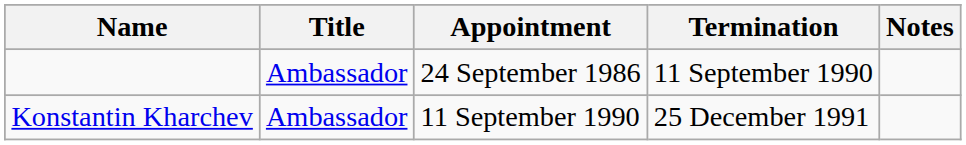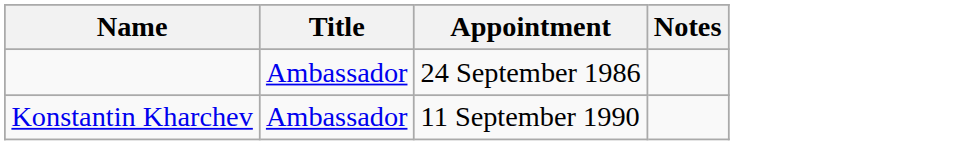- column: (763, 26)
